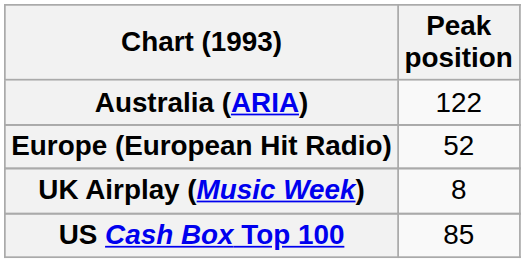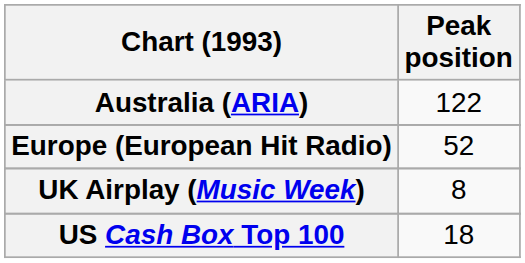(459, 234) 85 -> (459, 234) 18
